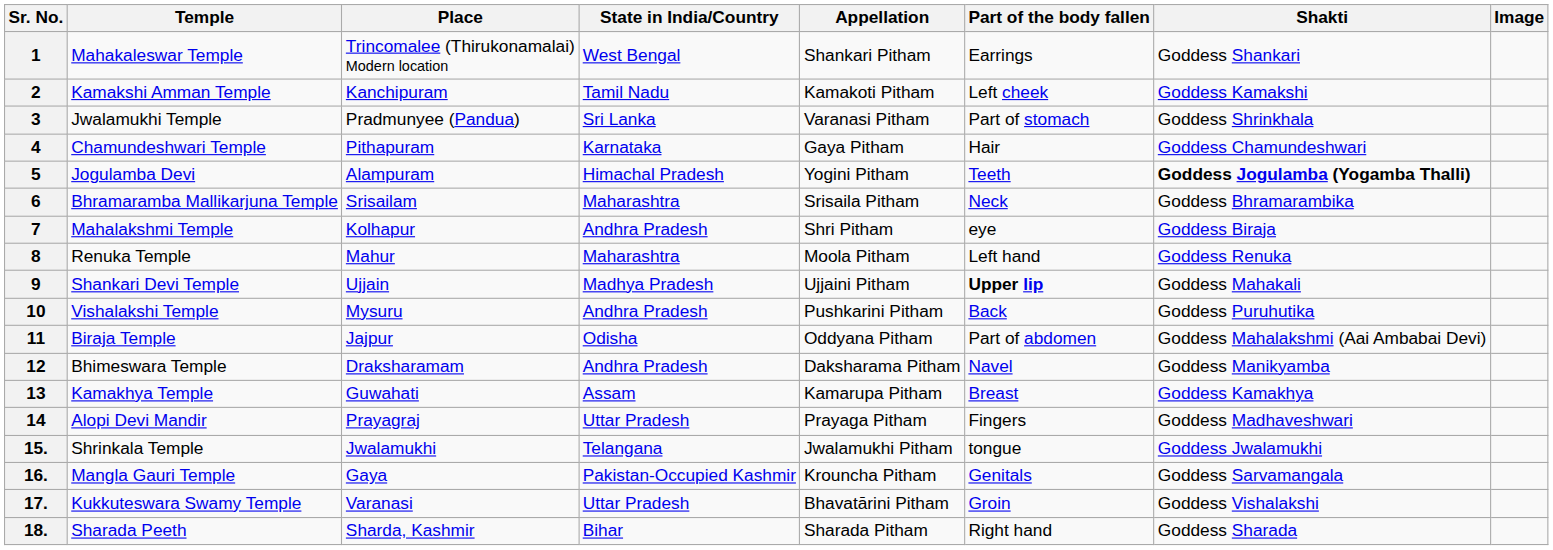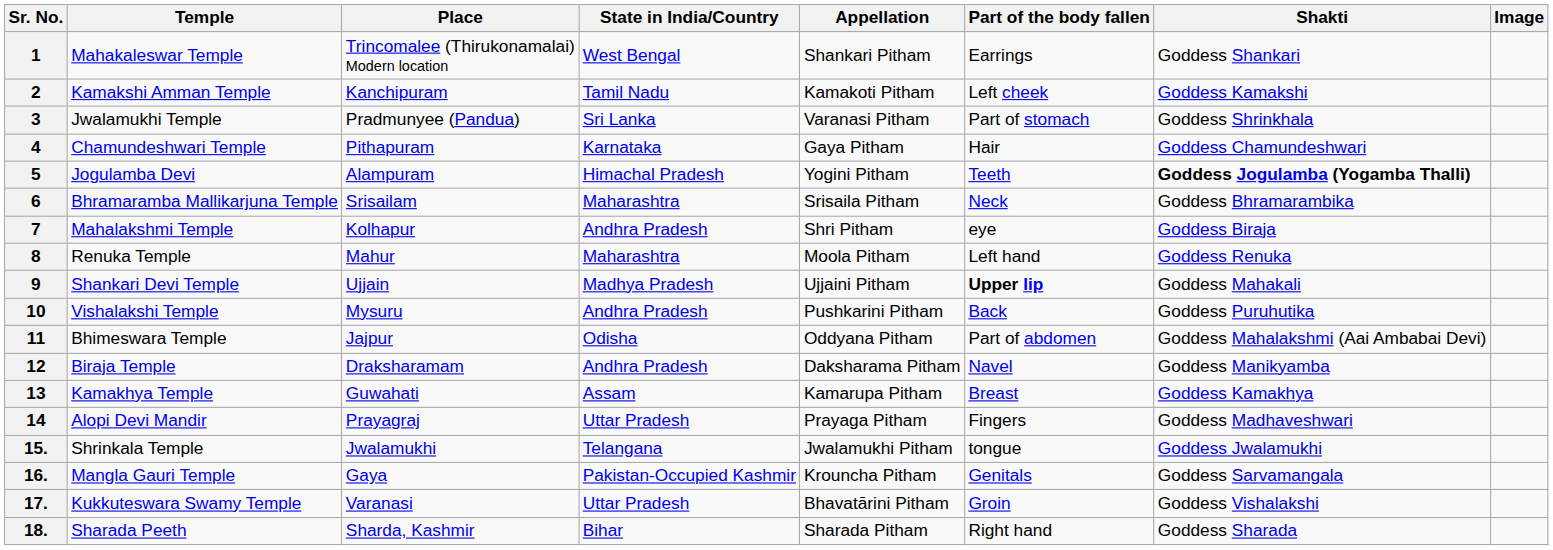(123, 339) Biraja Temple -> (149, 339) Bhimeswara Temple
(149, 366) Bhimeswara Temple -> (123, 366) Biraja Temple
